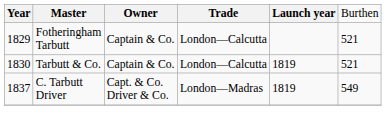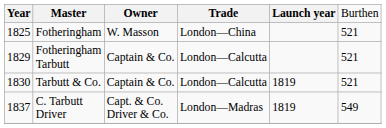+ row: (69, 32)
